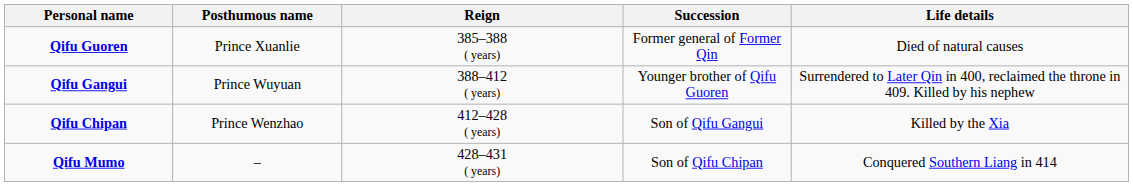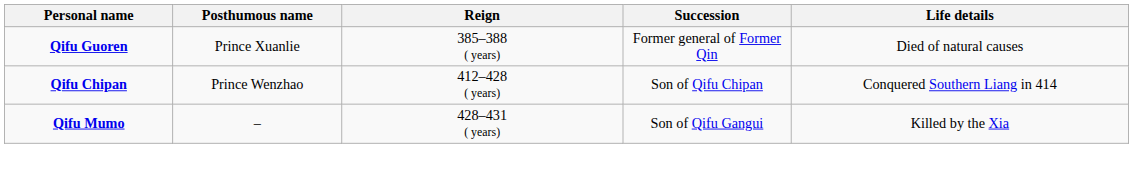- row: (89, 84)
(707, 123) Son of Qifu Gangui -> (707, 84) Son of Qifu Chipan
(960, 123) Killed by the Xia -> (960, 84) Conquered Southern Liang in 414
(707, 162) Son of Qifu Chipan -> (707, 123) Son of Qifu Gangui
(960, 162) Conquered Southern Liang in 414 -> (960, 123) Killed by the Xia
